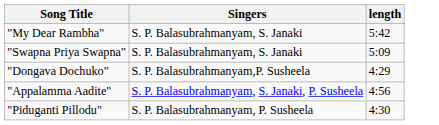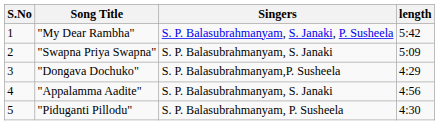+ column: (20, 14)
(217, 33) S. P. Balasubrahmanyam, S. Janaki -> (278, 33) S. P. Balasubrahmanyam, S. Janaki, P. Susheela
(247, 91) S. P. Balasubrahmanyam, S. Janaki, P. Susheela -> (247, 91) S. P. Balasubrahmanyam, S. Janaki
